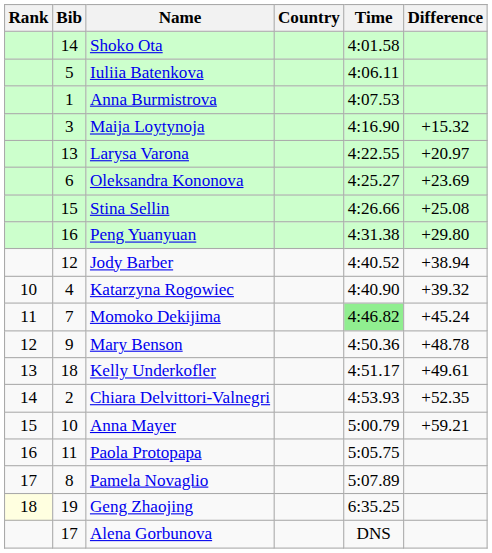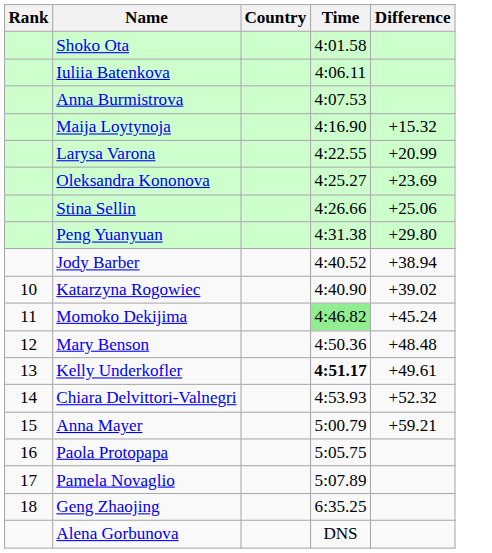- column: (69, 18)
(445, 153) +20.97 -> (413, 153) +20.99
(445, 208) +25.08 -> (413, 208) +25.06
(445, 289) +39.32 -> (413, 289) +39.02
(445, 343) +48.78 -> (413, 343) +48.48
(374, 371) normal -> (341, 371) bold
(445, 398) +52.35 -> (413, 398) +52.32
(28, 506) lightyellow background -> (28, 506) no background
